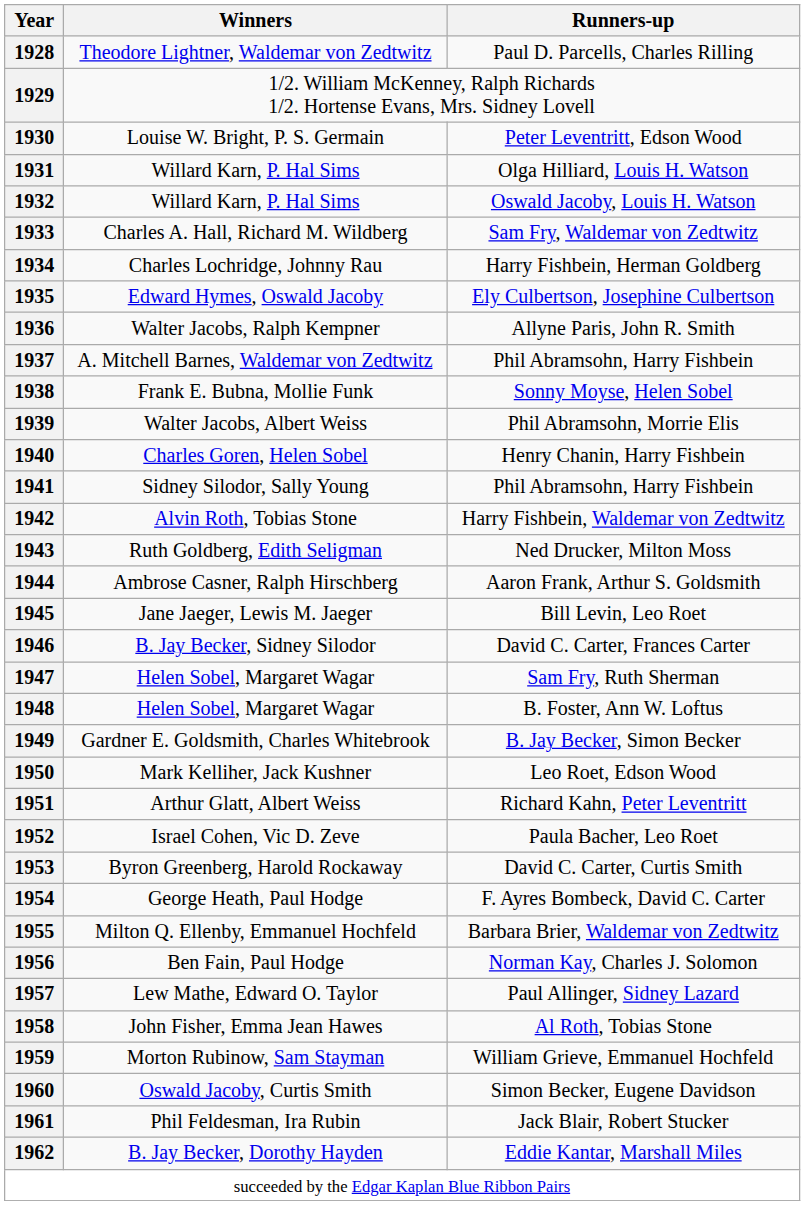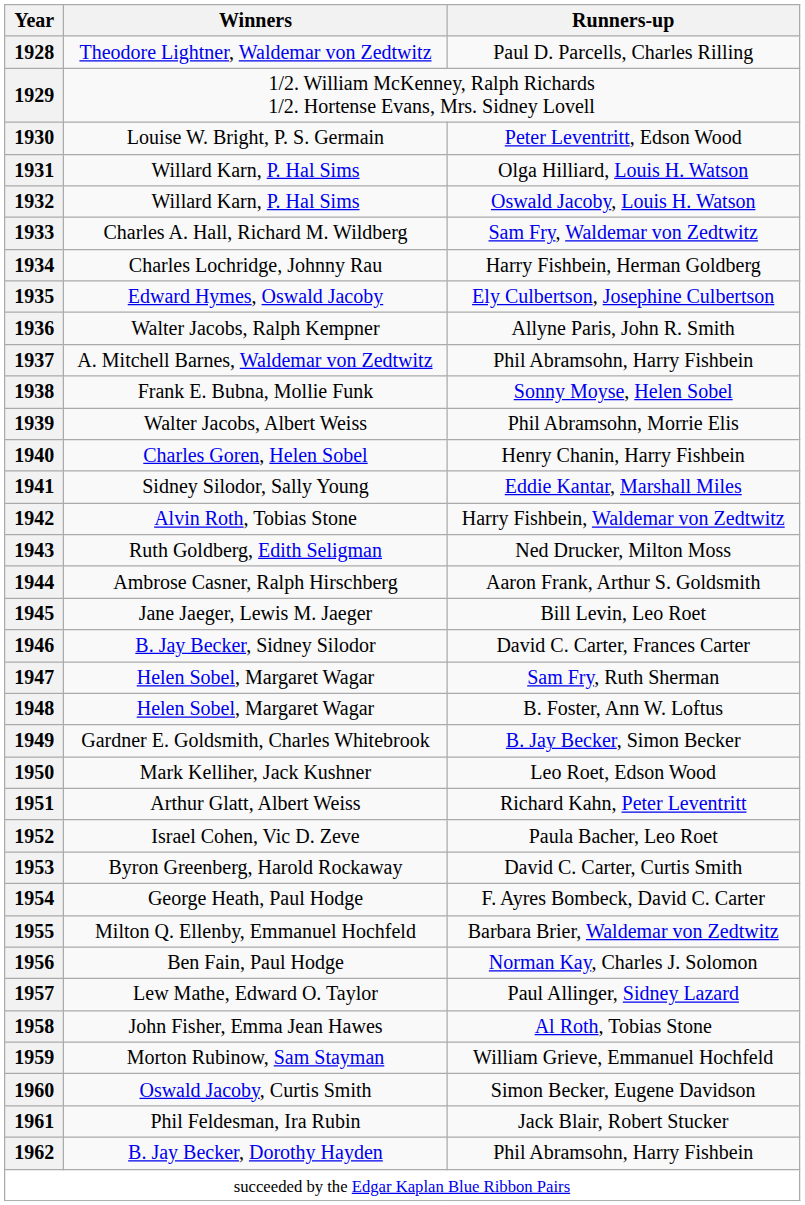(623, 486) Phil Abramsohn, Harry Fishbein -> (623, 486) Eddie Kantar, Marshall Miles
(623, 1153) Eddie Kantar, Marshall Miles -> (623, 1153) Phil Abramsohn, Harry Fishbein
